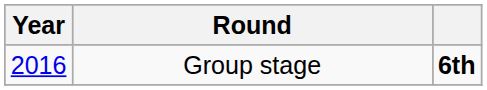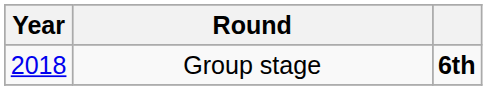(39, 65) 2016 -> (39, 65) 2018
